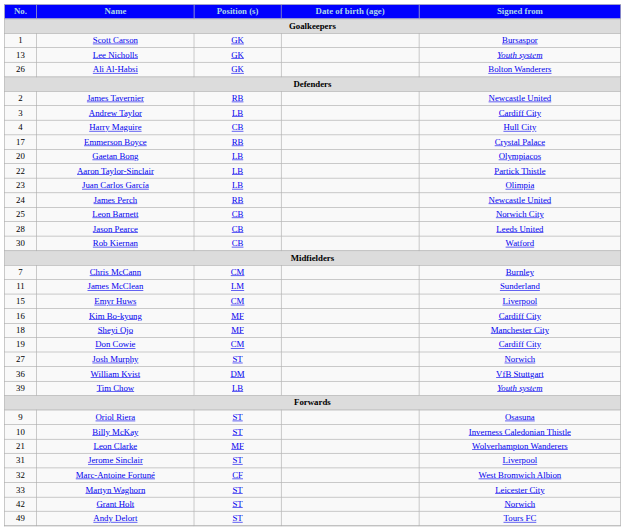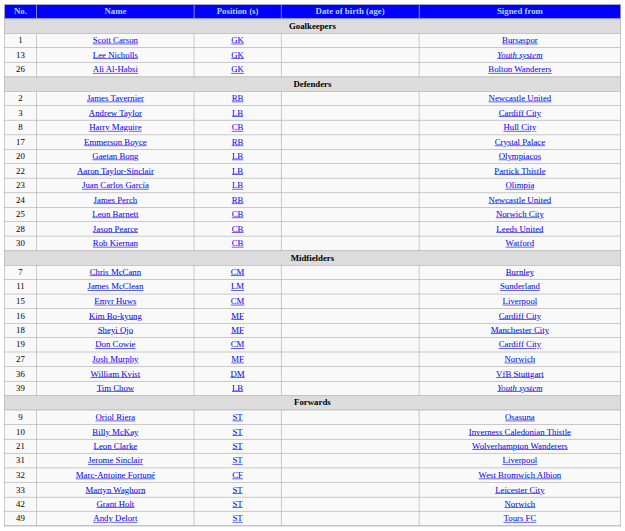(20, 128) 4 -> (20, 128) 8
(238, 359) ST -> (238, 359) MF
(238, 446) MF -> (238, 446) ST
